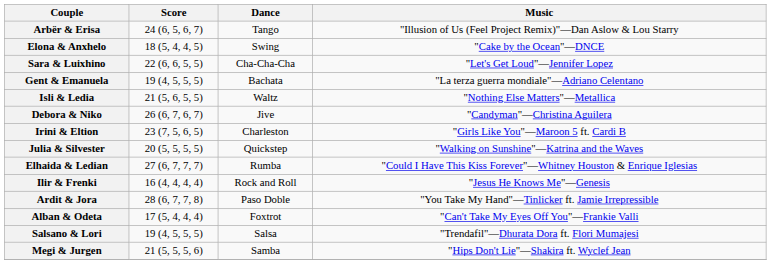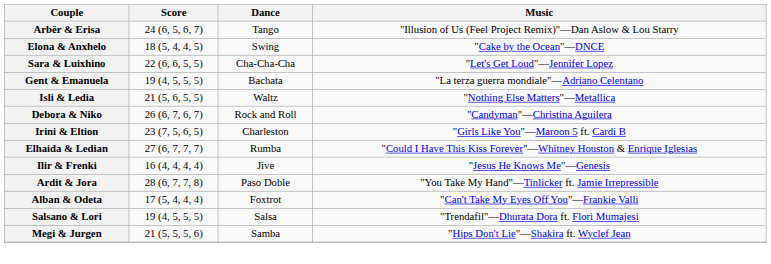(266, 115) Jive -> (266, 115) Rock and Roll
- row: (67, 149)
(266, 183) Rock and Roll -> (266, 166) Jive
